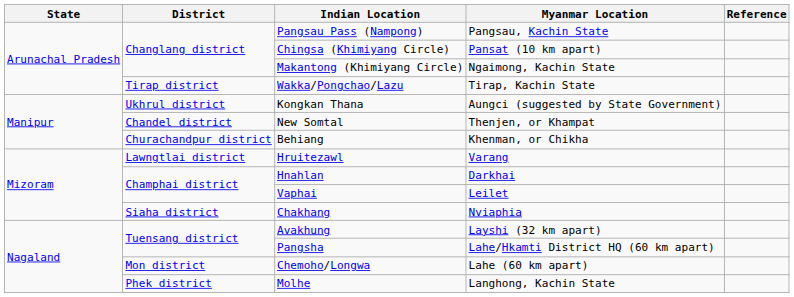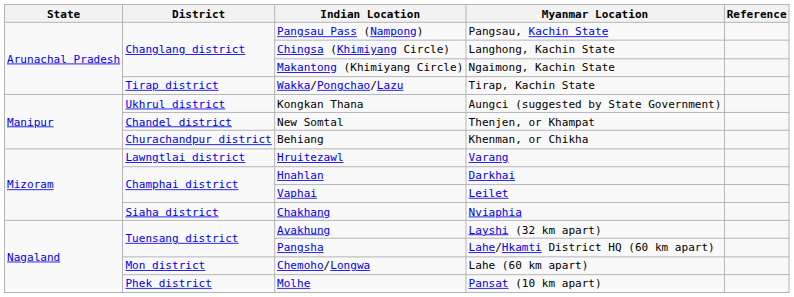(535, 49) Pansat (10 km apart) -> (542, 49) Langhong, Kachin State
(542, 284) Langhong, Kachin State -> (535, 284) Pansat (10 km apart)
